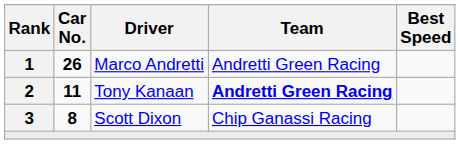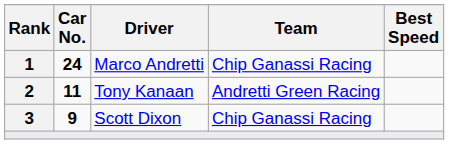(72, 64) 26 -> (72, 64) 24
(296, 64) Andretti Green Racing -> (292, 64) Chip Ganassi Racing
(302, 91) bold -> (296, 91) normal
(72, 118) 8 -> (72, 118) 9
